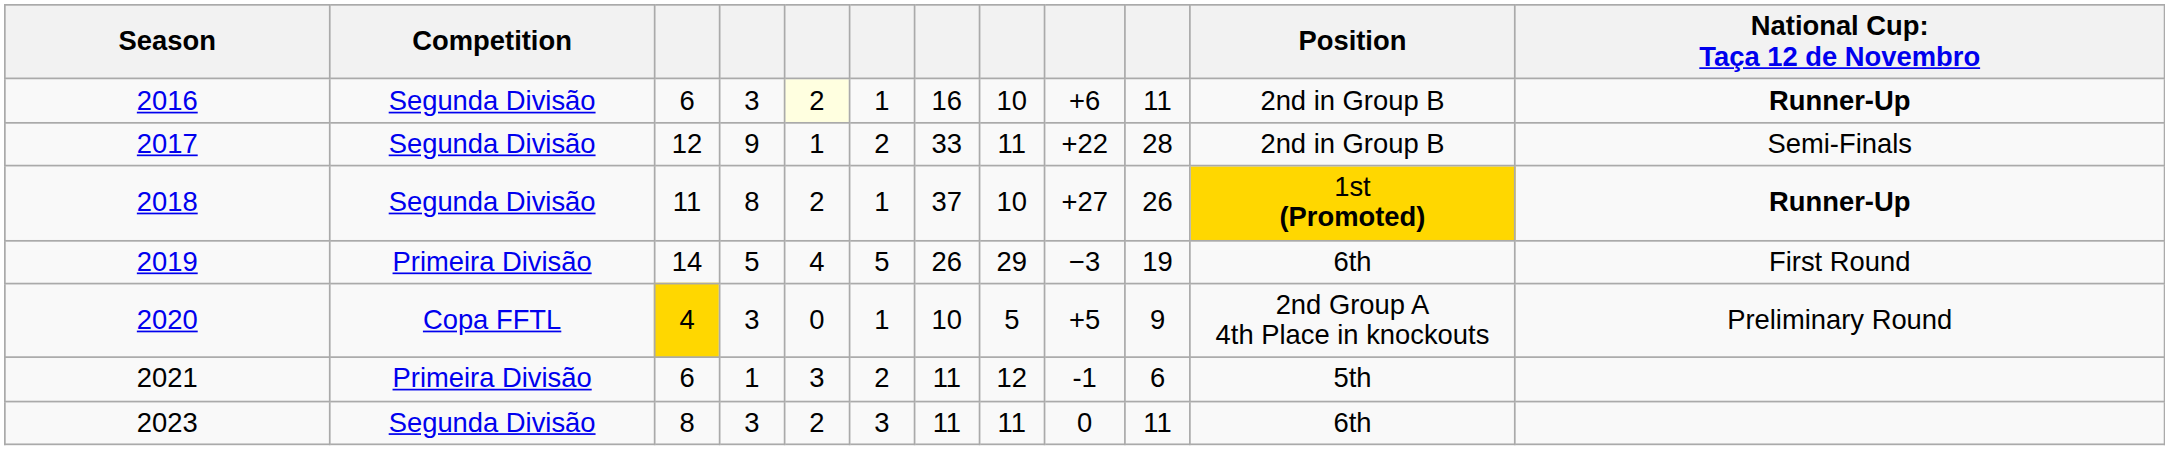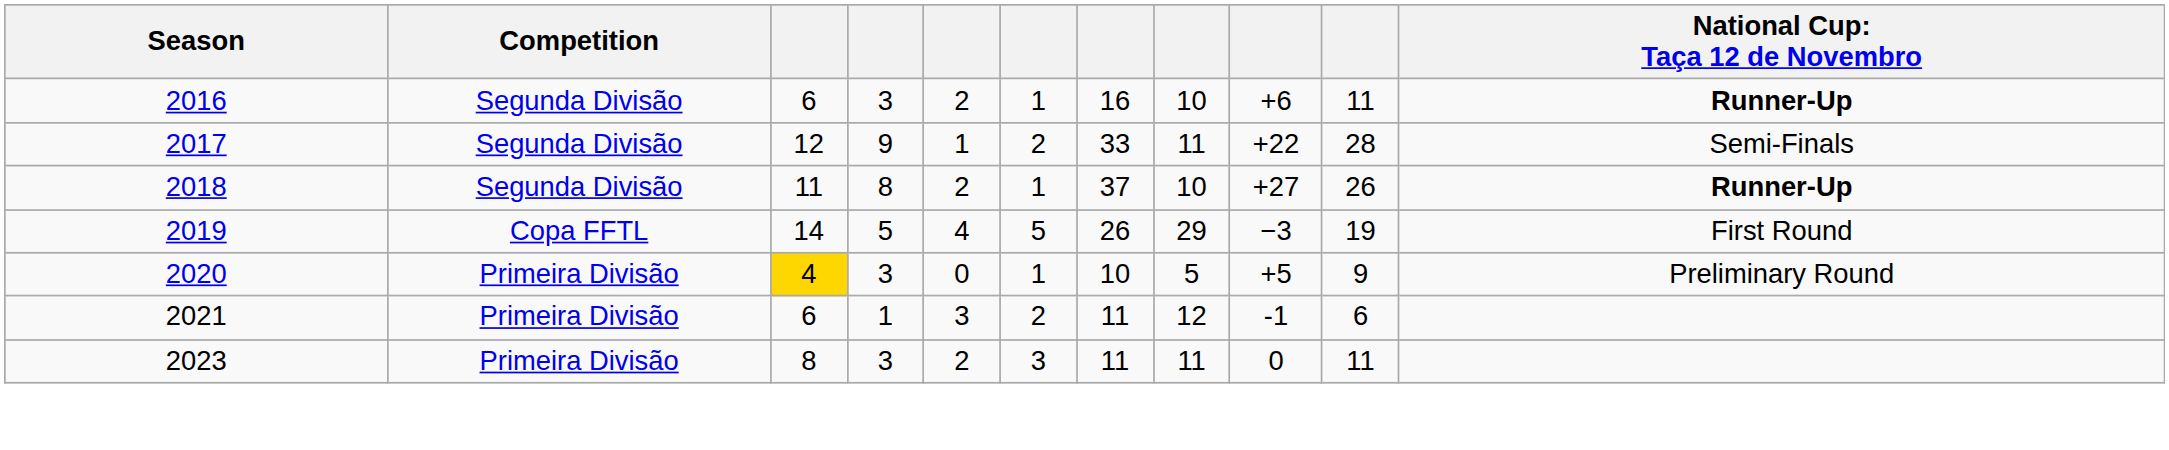- column: (1352, 41)
(817, 100) lightyellow background -> (962, 100) no background
(492, 261) Primeira Divisão -> (579, 230) Copa FFTL
(492, 320) Copa FFTL -> (579, 273) Primeira Divisão
(492, 422) Segunda Divisão -> (579, 360) Primeira Divisão
